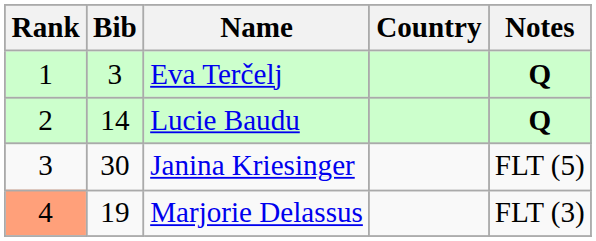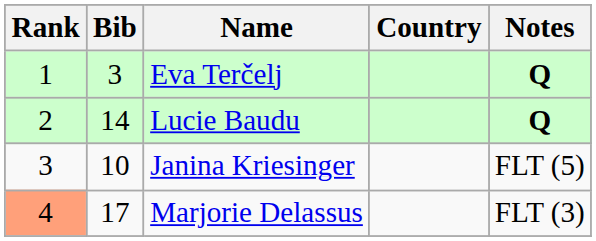(115, 166) 30 -> (115, 166) 10
(115, 212) 19 -> (115, 212) 17
